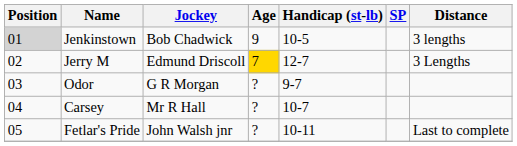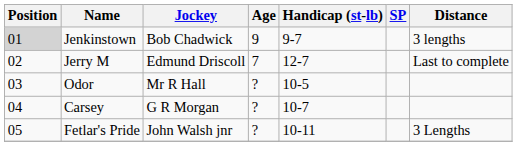(296, 38) 10-5 -> (292, 38) 9-7
(255, 61) gold background -> (255, 61) no background
(442, 61) 3 Lengths -> (461, 61) Last to complete
(183, 84) G R Morgan -> (176, 84) Mr R Hall
(292, 84) 9-7 -> (296, 84) 10-5
(176, 107) Mr R Hall -> (183, 107) G R Morgan
(461, 130) Last to complete -> (442, 130) 3 Lengths
